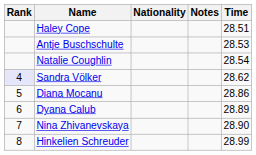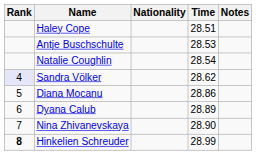columns swapped: (236, 12) <-> (205, 12)
(19, 142) normal -> (19, 142) bold
